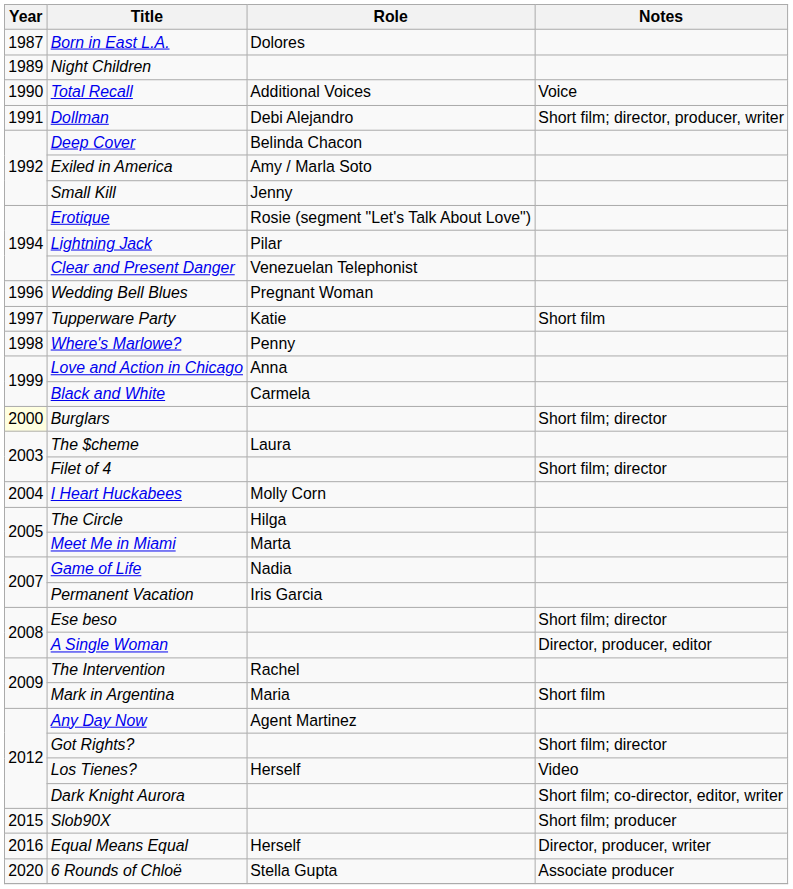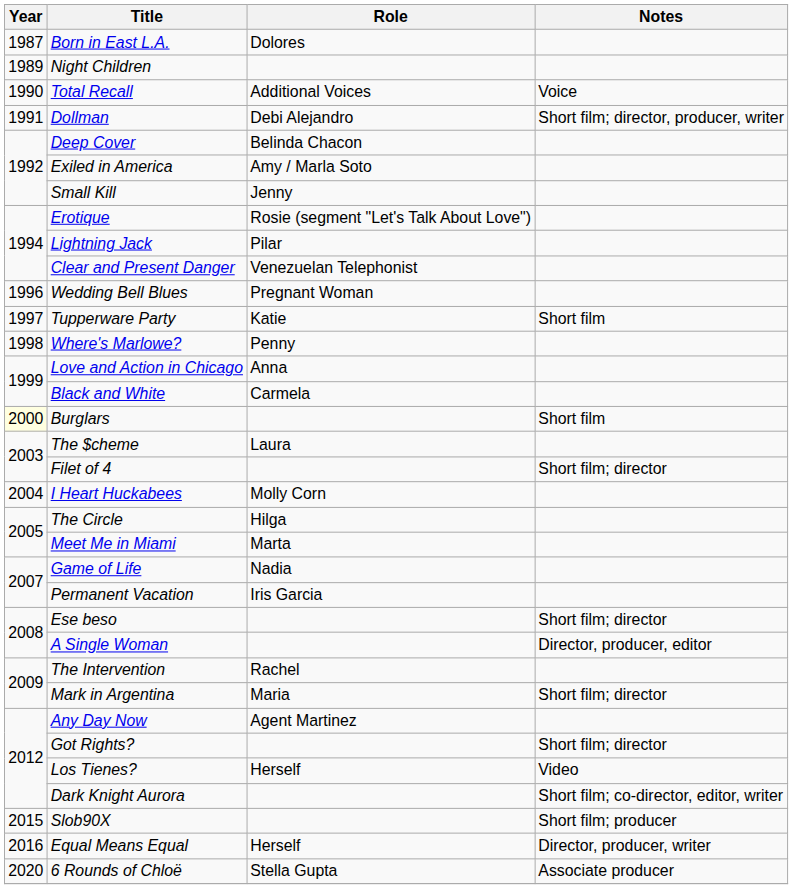(603, 419) Short film; director -> (572, 419) Short film
(572, 695) Short film -> (603, 695) Short film; director
